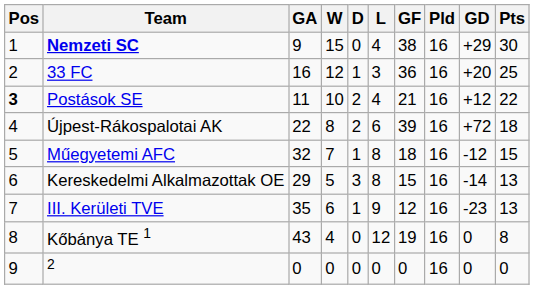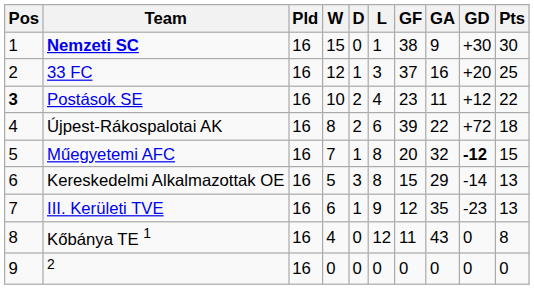columns swapped: (442, 18) <-> (305, 18)
(376, 45) 4 -> (377, 45) 1
(477, 45) +29 -> (477, 45) +30
(407, 72) 36 -> (408, 72) 37
(407, 99) 21 -> (408, 99) 23
(407, 153) 18 -> (408, 153) 20
(475, 153) normal -> (475, 153) bold
(407, 237) 19 -> (408, 237) 11
